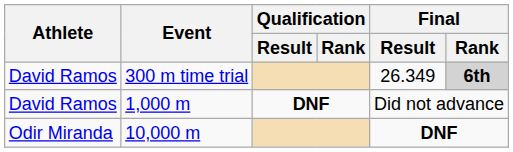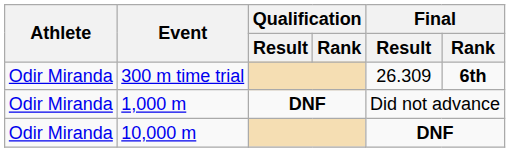(63, 76) David Ramos -> (61, 76) Odir Miranda
(408, 76) 26.349 -> (404, 76) 26.309
(477, 76) lightgrey background -> (473, 76) no background
(63, 105) David Ramos -> (61, 105) Odir Miranda
